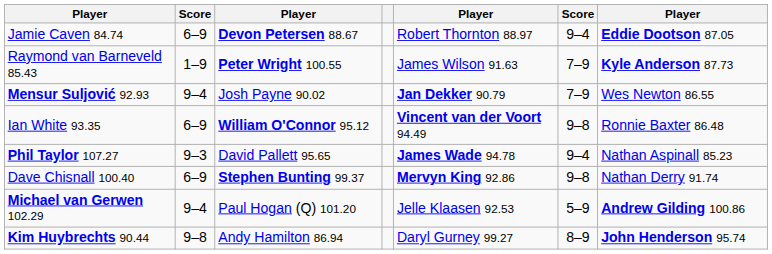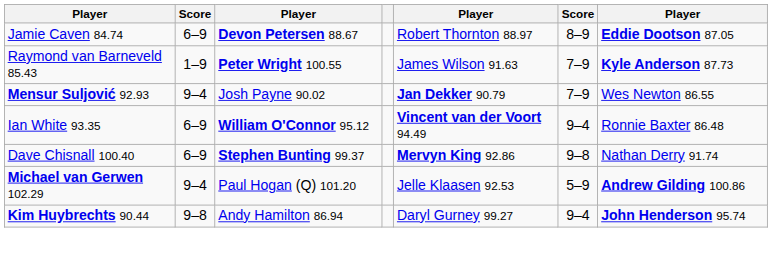(578, 34) 9–4 -> (578, 34) 8–9
(578, 125) 9–8 -> (578, 125) 9–4
- row: (63, 155)
(578, 238) 8–9 -> (578, 215) 9–4
